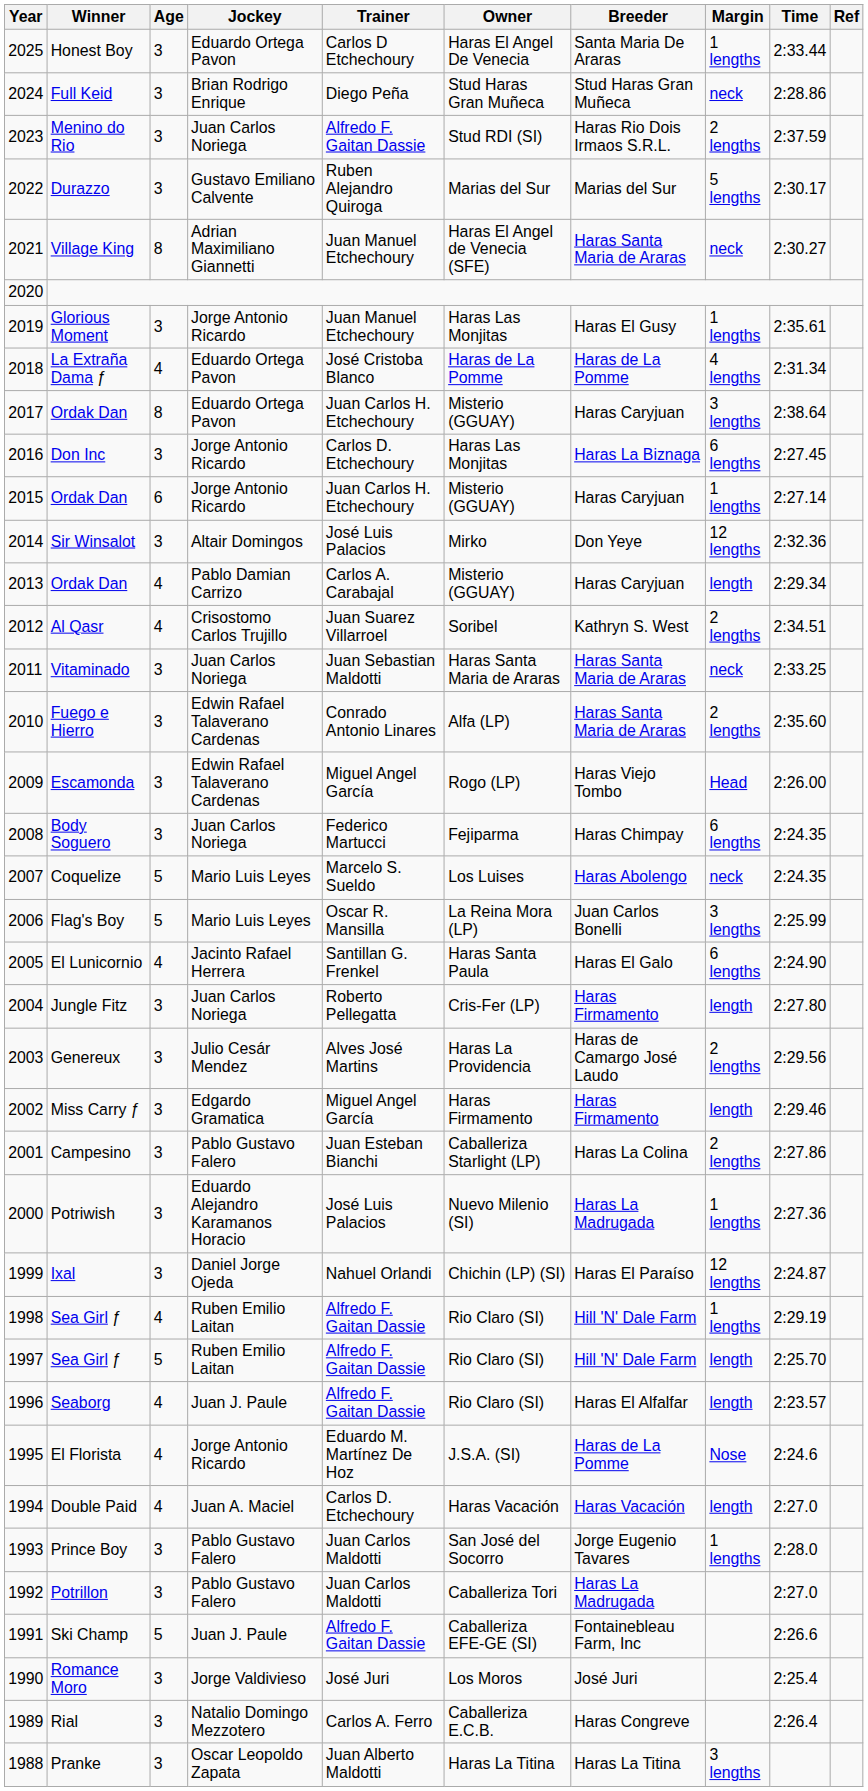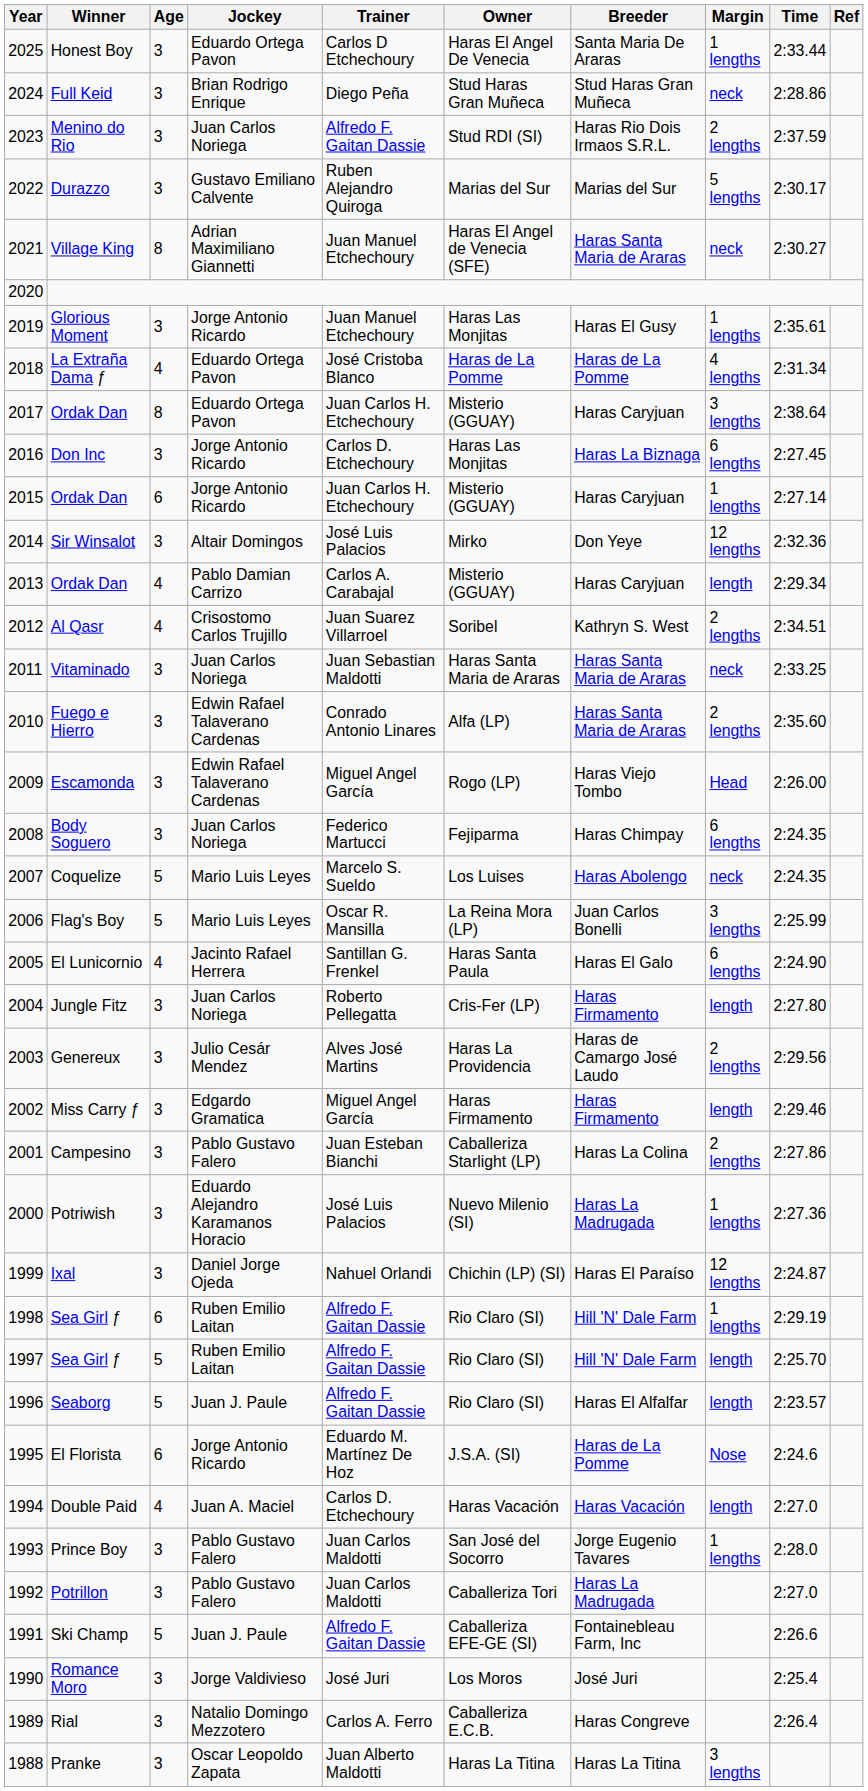(158, 1317) 4 -> (158, 1317) 6
(158, 1403) 4 -> (158, 1403) 5
(158, 1455) 4 -> (158, 1455) 6
